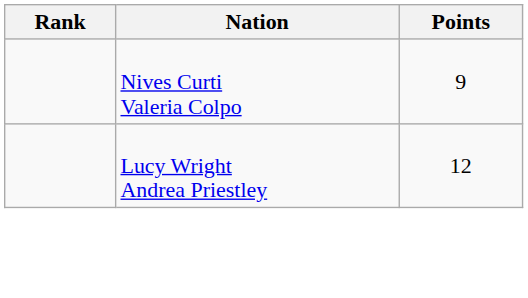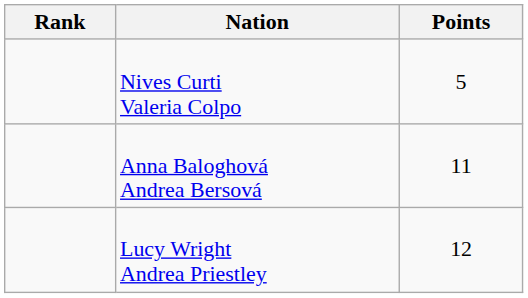(461, 81) 9 -> (461, 81) 5
+ row: (194, 177)
